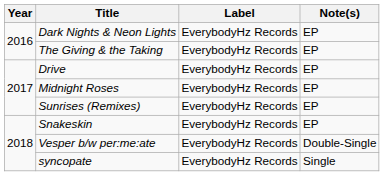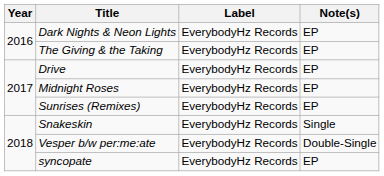(311, 124) EP -> (319, 124) Single
(319, 161) Single -> (311, 161) EP
